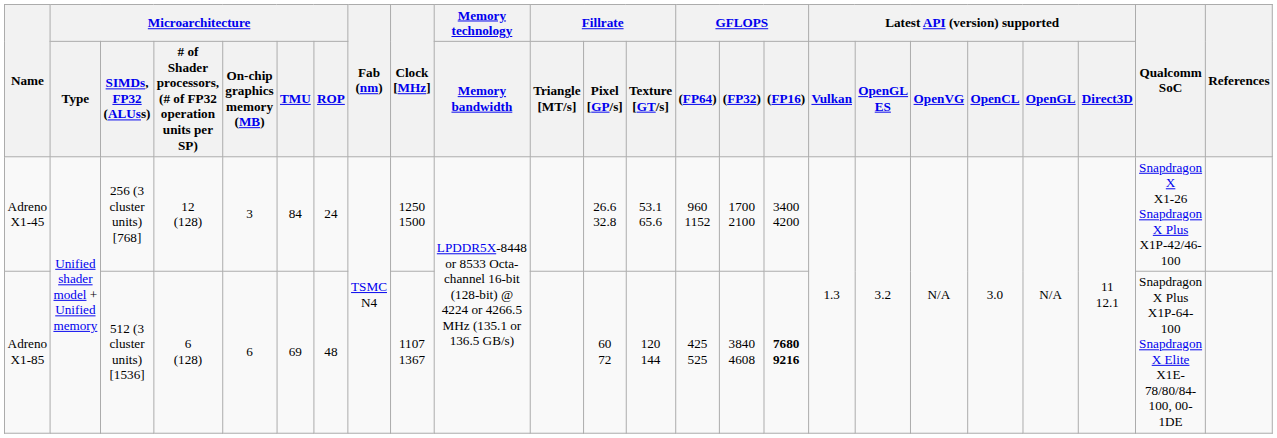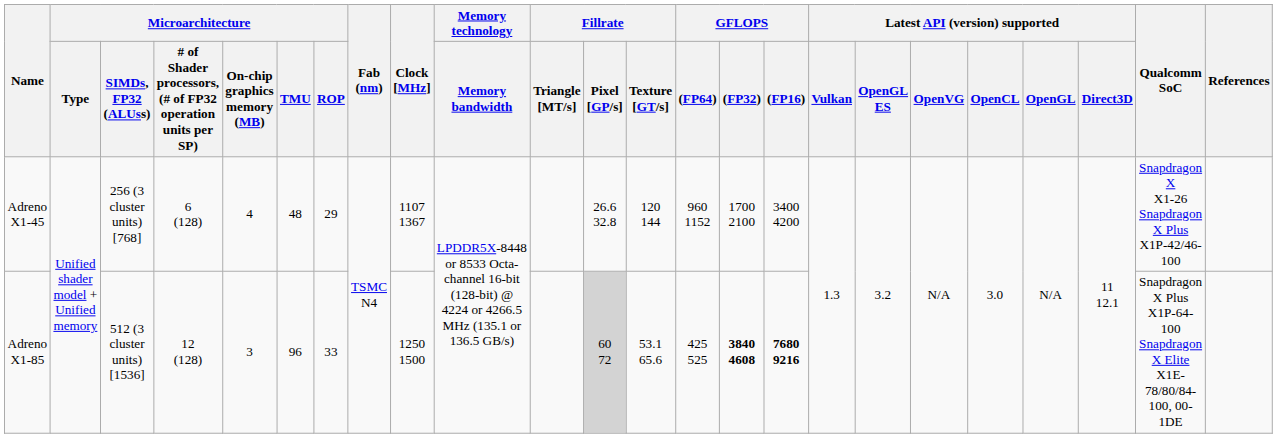(188, 213) 12 (128) -> (188, 213) 6 (128)
(250, 213) 3 -> (250, 213) 4
(295, 213) 84 -> (295, 213) 48
(331, 213) 24 -> (331, 213) 29
(412, 213) 1250 1500 -> (412, 213) 1107 1367
(651, 213) 53.1 65.6 -> (651, 213) 120 144
(188, 351) 6 (128) -> (188, 351) 12 (128)
(250, 351) 6 -> (250, 351) 3
(295, 351) 69 -> (295, 351) 96
(331, 351) 48 -> (331, 351) 33
(412, 351) 1107 1367 -> (412, 351) 1250 1500
(605, 351) no background -> (605, 351) lightgrey background
(651, 351) 120 144 -> (651, 351) 53.1 65.6
(742, 351) normal -> (742, 351) bold
